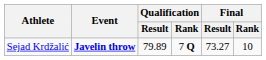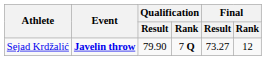(155, 47) 79.89 -> (155, 47) 79.90
(247, 47) 10 -> (247, 47) 12
